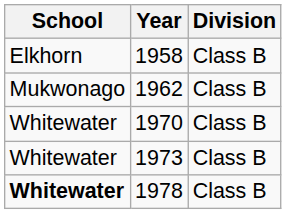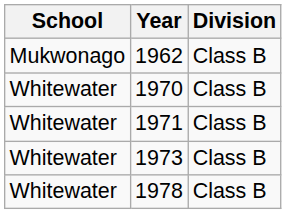- row: (159, 55)
+ row: (159, 123)
(67, 191) bold -> (63, 191) normal
